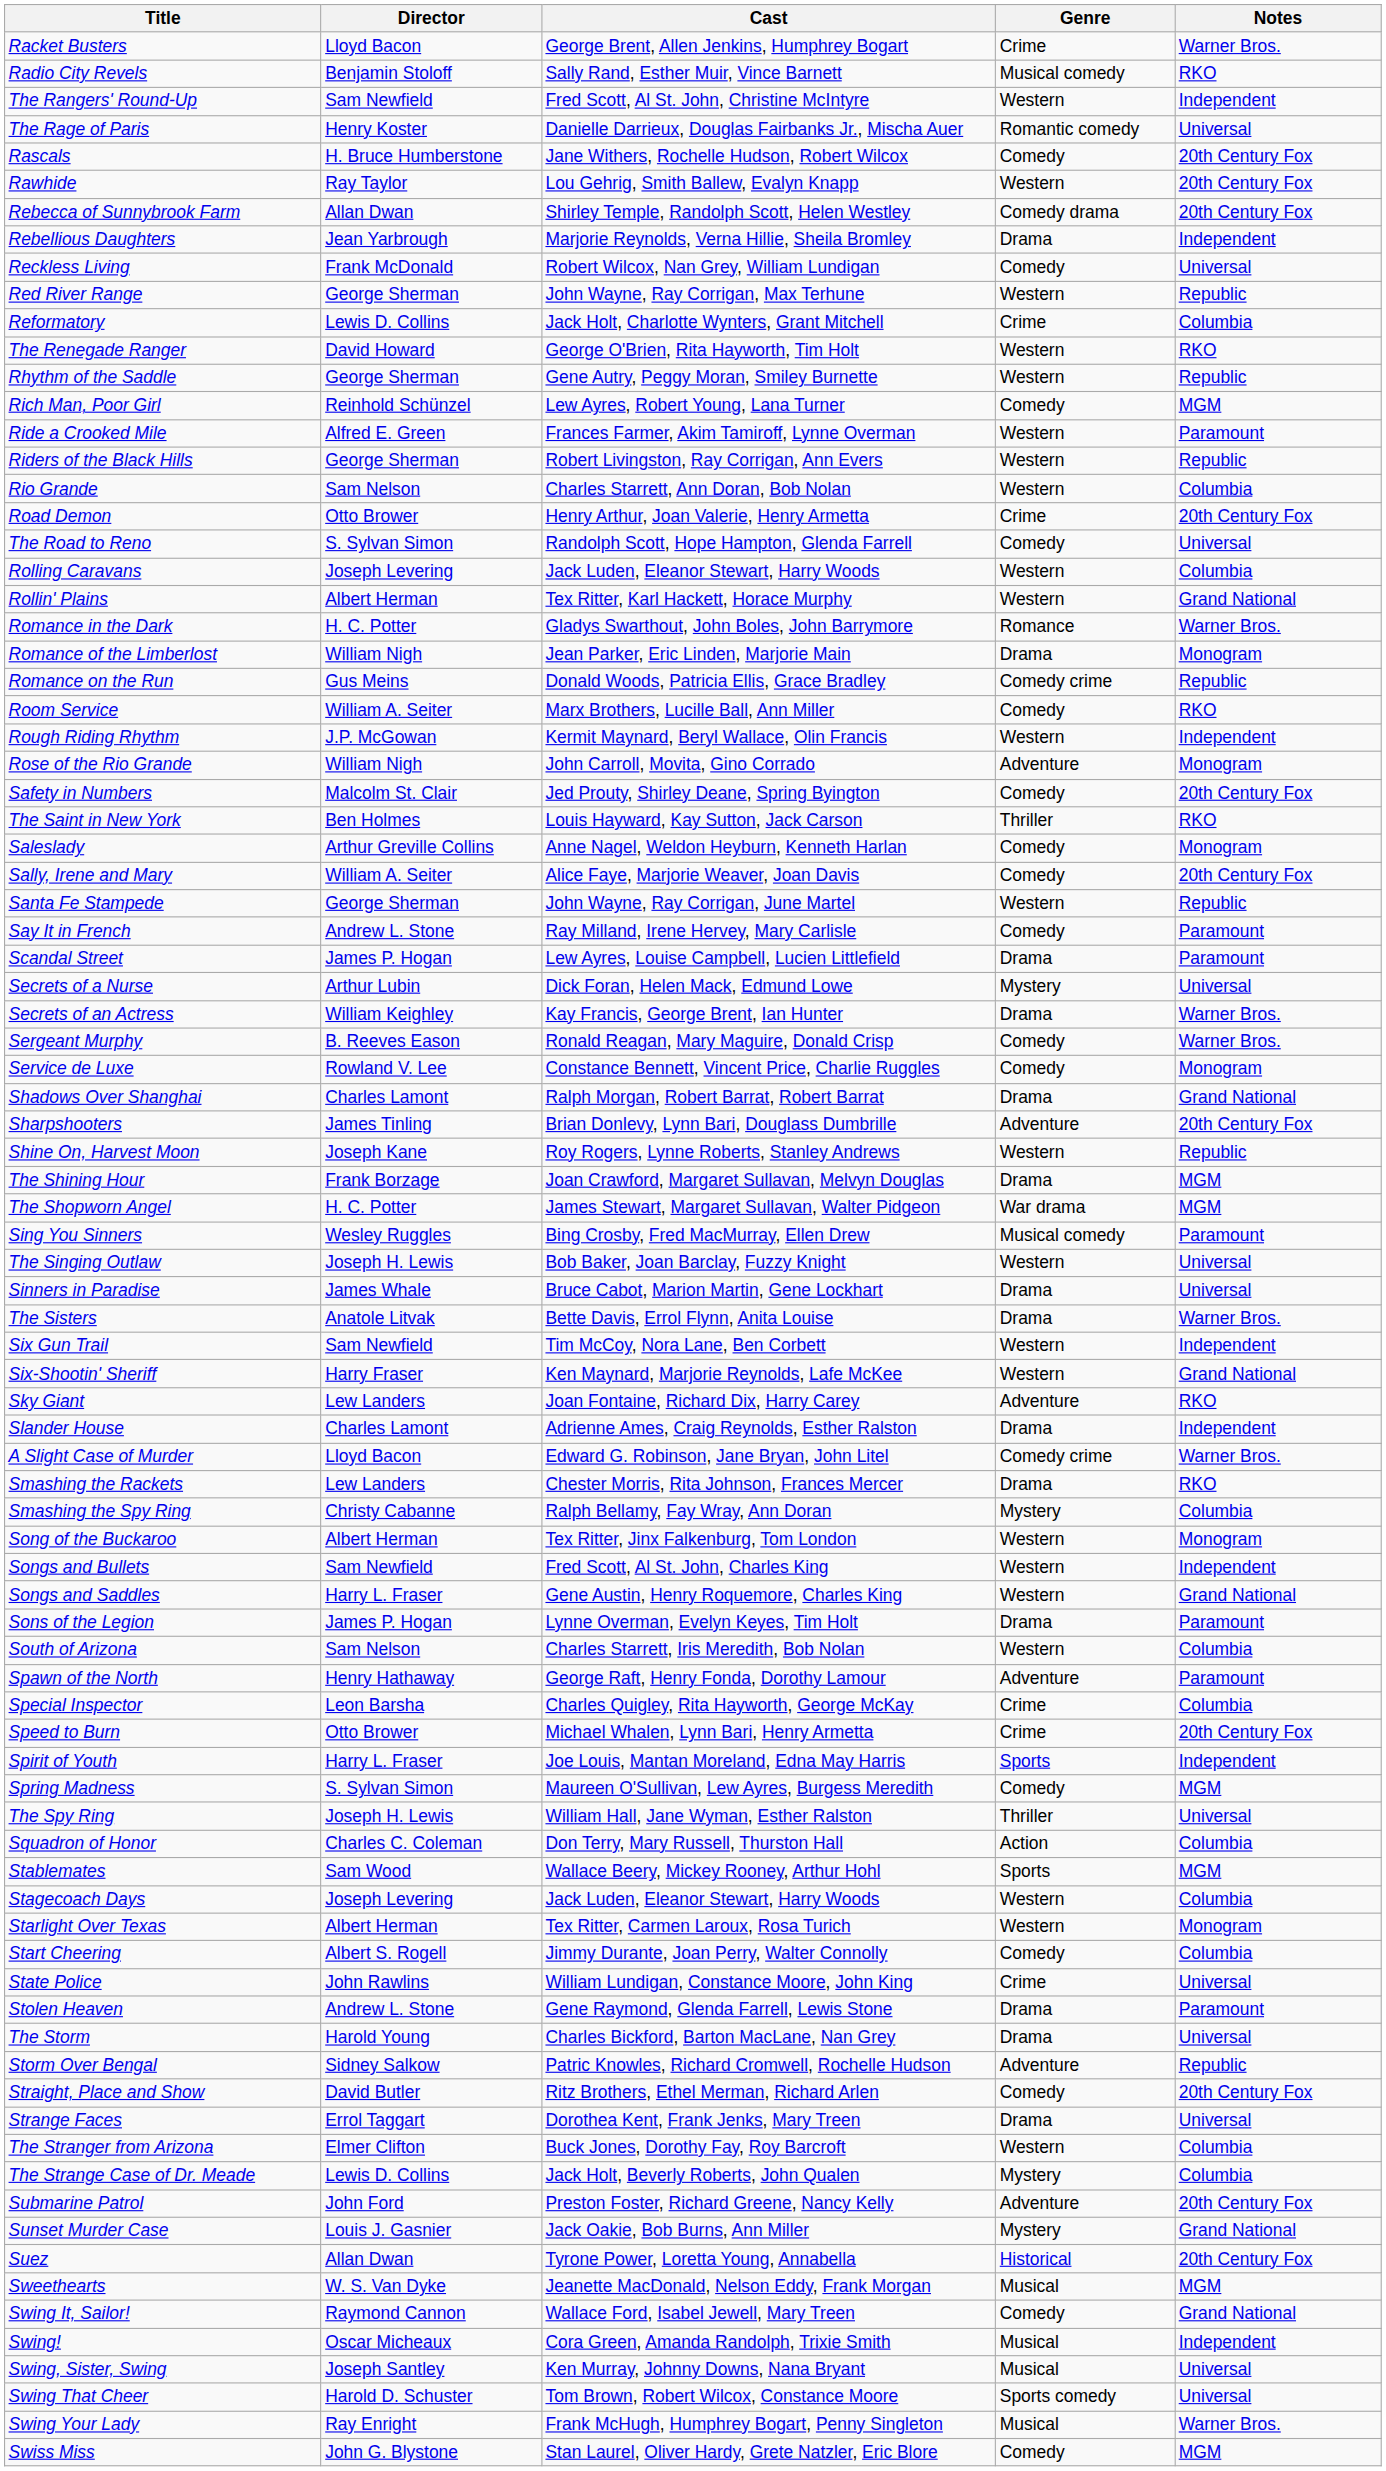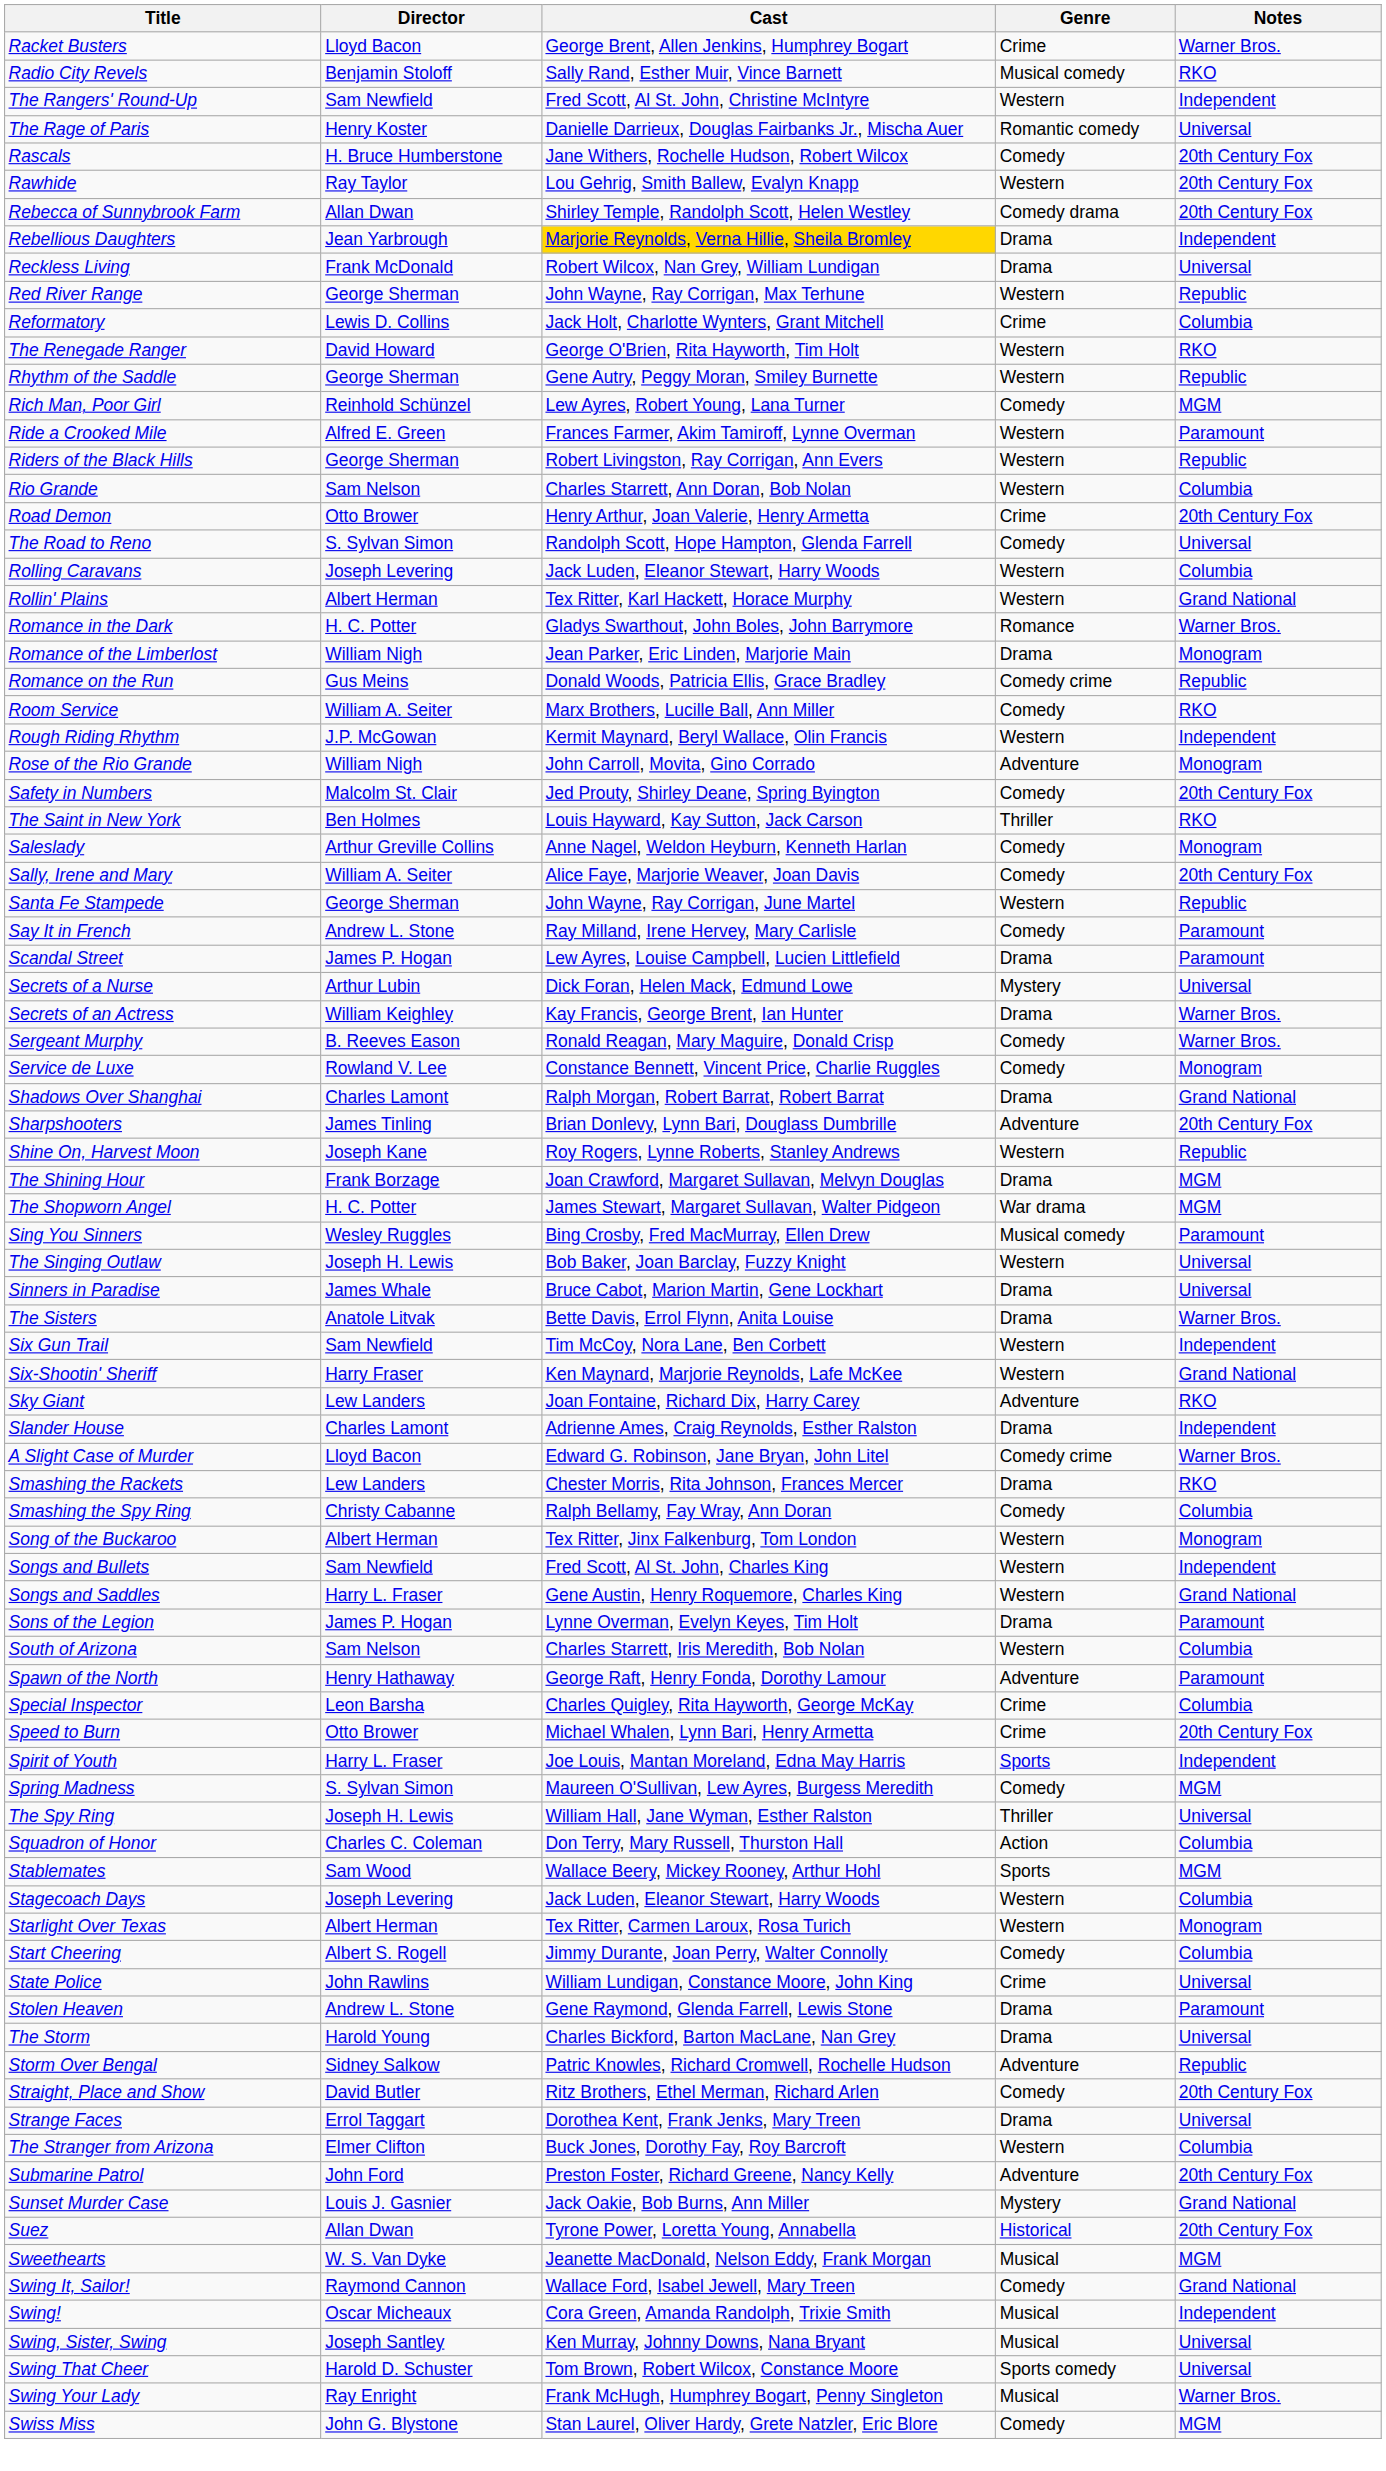(728, 239) no background -> (728, 239) gold background
(1032, 267) Comedy -> (1026, 267) Drama
(1030, 1511) Mystery -> (1032, 1511) Comedy
- row: (132, 2175)
